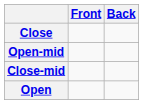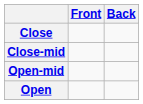rows swapped: (36, 71) <-> (36, 52)
